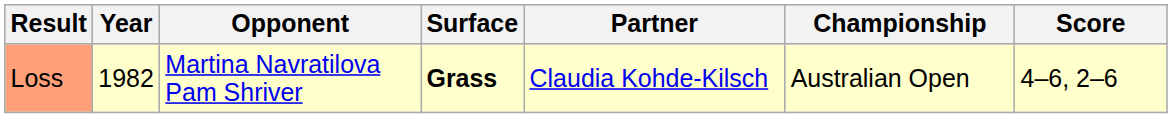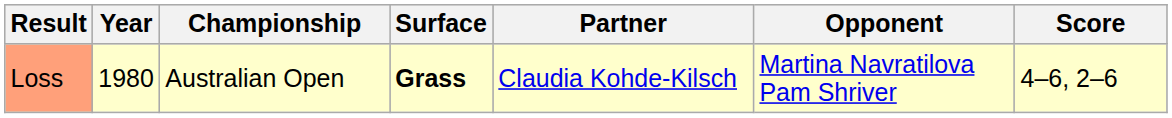columns swapped: (900, 24) <-> (290, 24)
(126, 77) 1982 -> (126, 77) 1980
